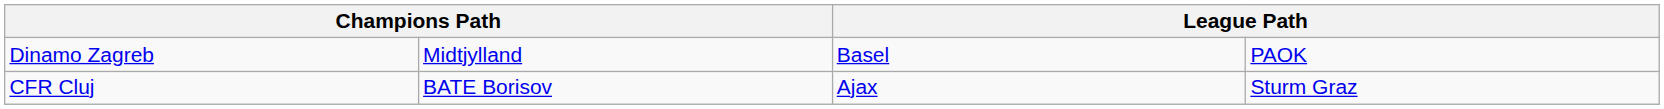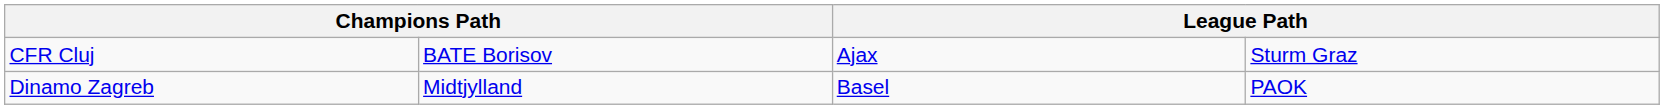rows swapped: (82, 54) <-> (52, 87)
